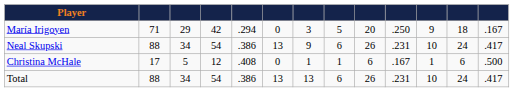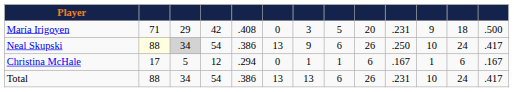(247, 29) .294 -> (247, 29) .408
(401, 29) .250 -> (401, 29) .231
(493, 29) .167 -> (493, 29) .500
(155, 45) no background -> (155, 45) lightyellow background
(185, 45) no background -> (185, 45) lightgrey background
(401, 45) .231 -> (401, 45) .250
(247, 62) .408 -> (247, 62) .294
(493, 62) .500 -> (493, 62) .167
